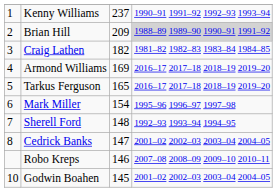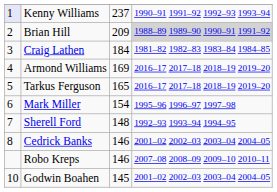(10, 13) no background -> (10, 13) lavender background
(121, 50) 182 -> (121, 50) 184
(121, 141) 147 -> (121, 141) 146
